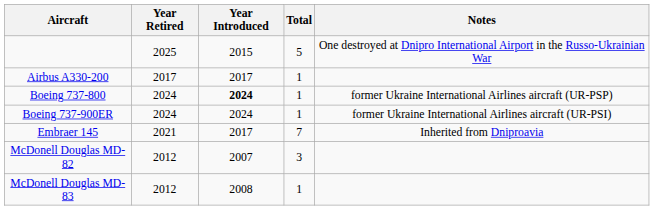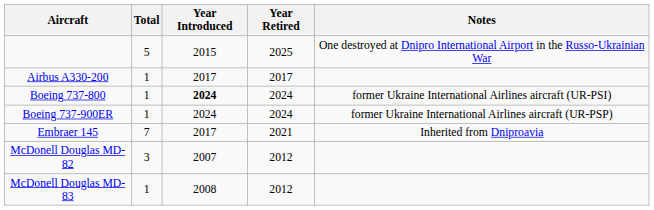columns swapped: (299, 20) <-> (165, 20)
(482, 95) former Ukraine International Airlines aircraft (UR-PSP) -> (482, 95) former Ukraine International Airlines aircraft (UR-PSI)
(482, 114) former Ukraine International Airlines aircraft (UR-PSI) -> (482, 114) former Ukraine International Airlines aircraft (UR-PSP)
